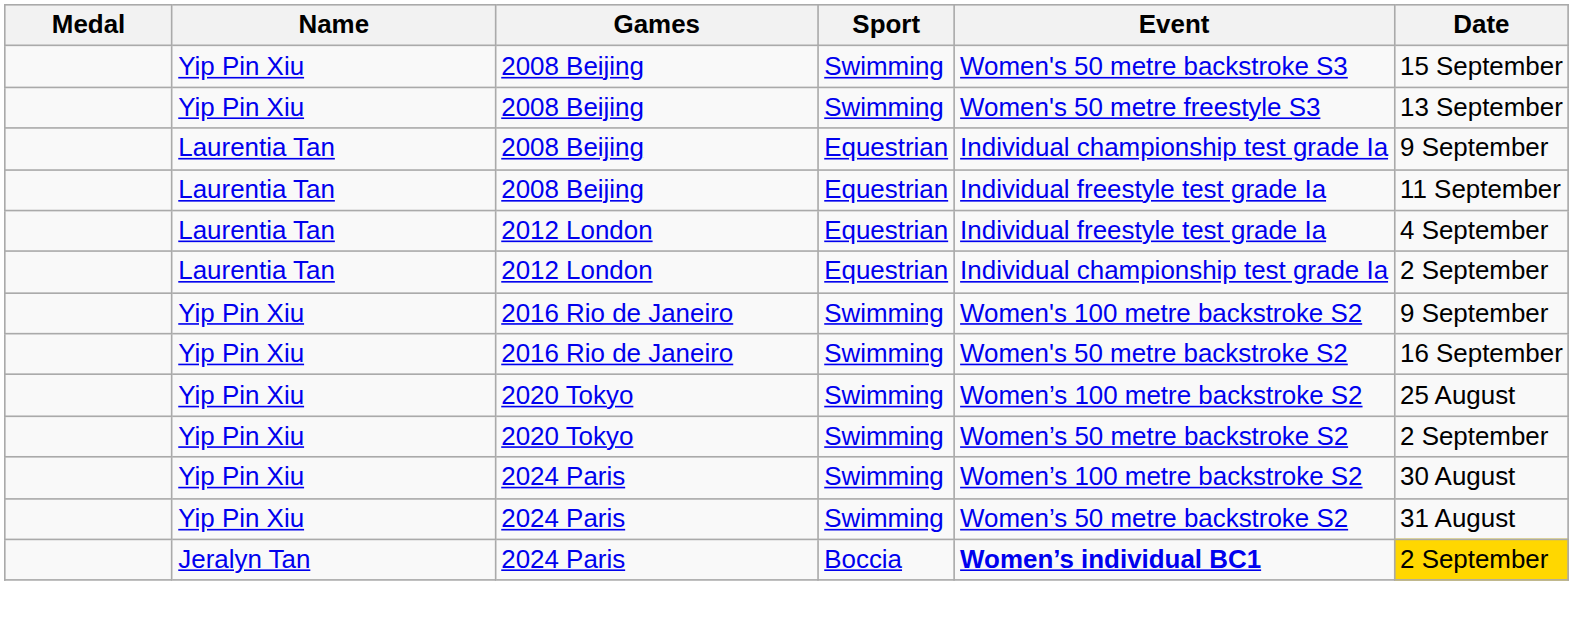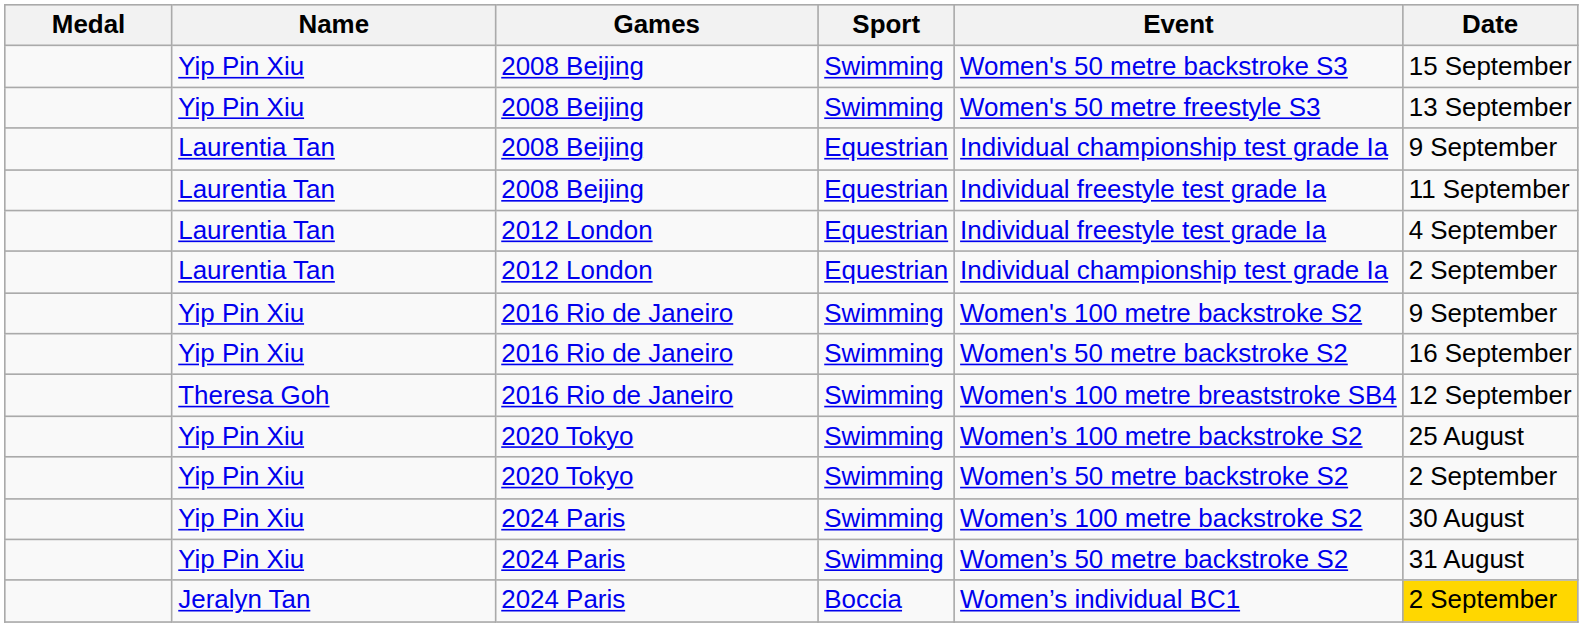+ row: (254, 395)
(1111, 559) bold -> (1100, 600) normal
